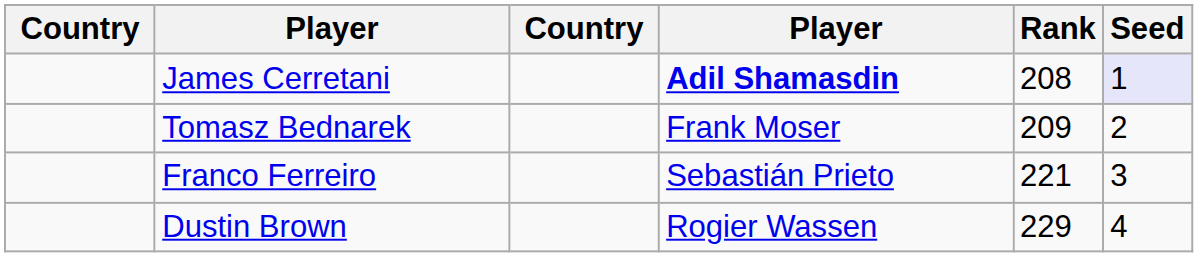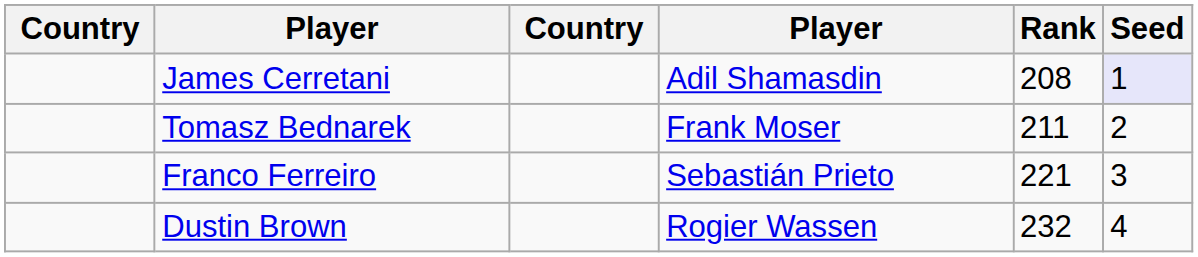(783, 78) bold -> (774, 78) normal
(1046, 127) 209 -> (1045, 127) 211
(1046, 226) 229 -> (1046, 226) 232
